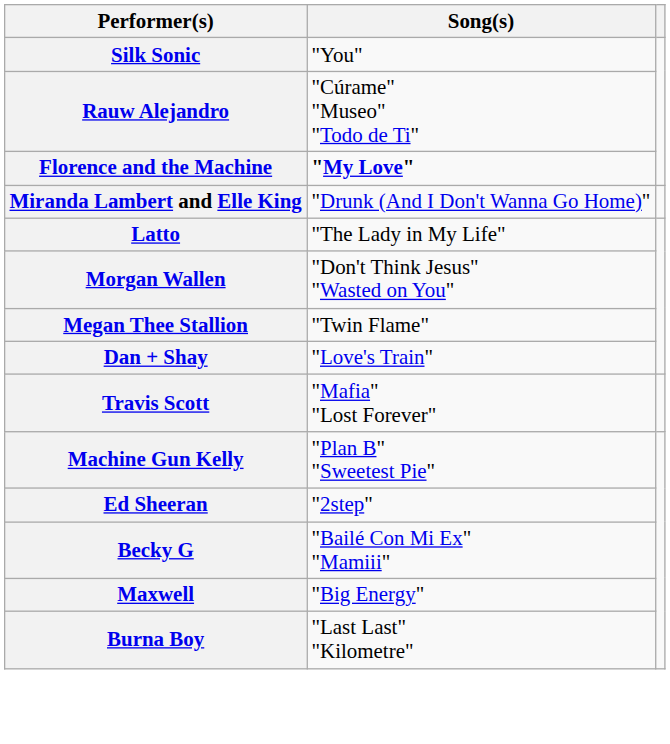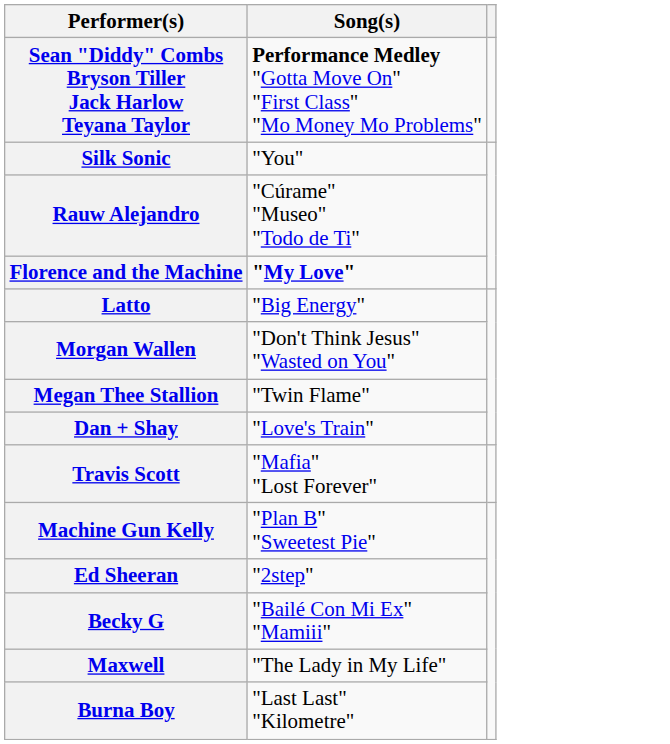+ row: (126, 89)
- row: (156, 201)
(408, 234) "The Lady in My Life" -> (309, 305) "Big Energy"
(368, 594) "Big Energy" -> (349, 665) "The Lady in My Life"
